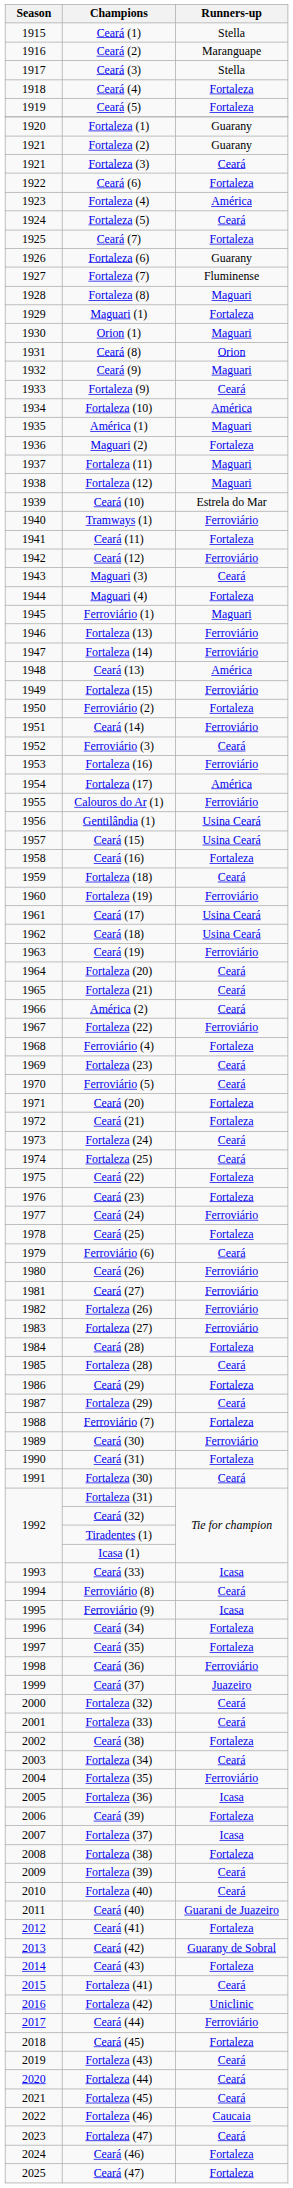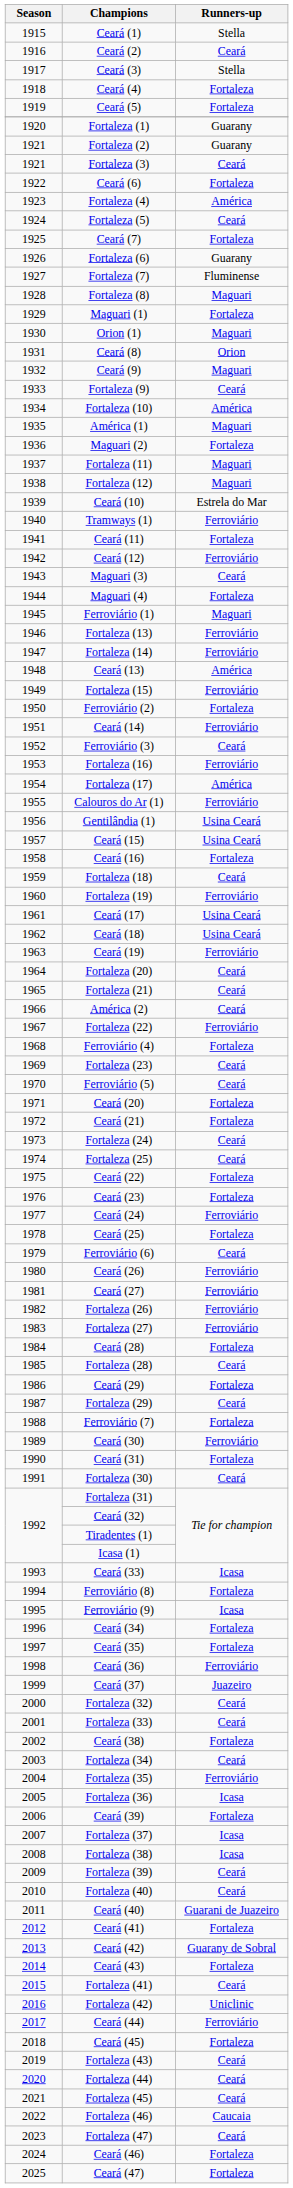(232, 51) Maranguape -> (232, 51) Ceará
(232, 1591) Ceará -> (232, 1591) Fortaleza
(232, 1854) Fortaleza -> (232, 1854) Icasa
